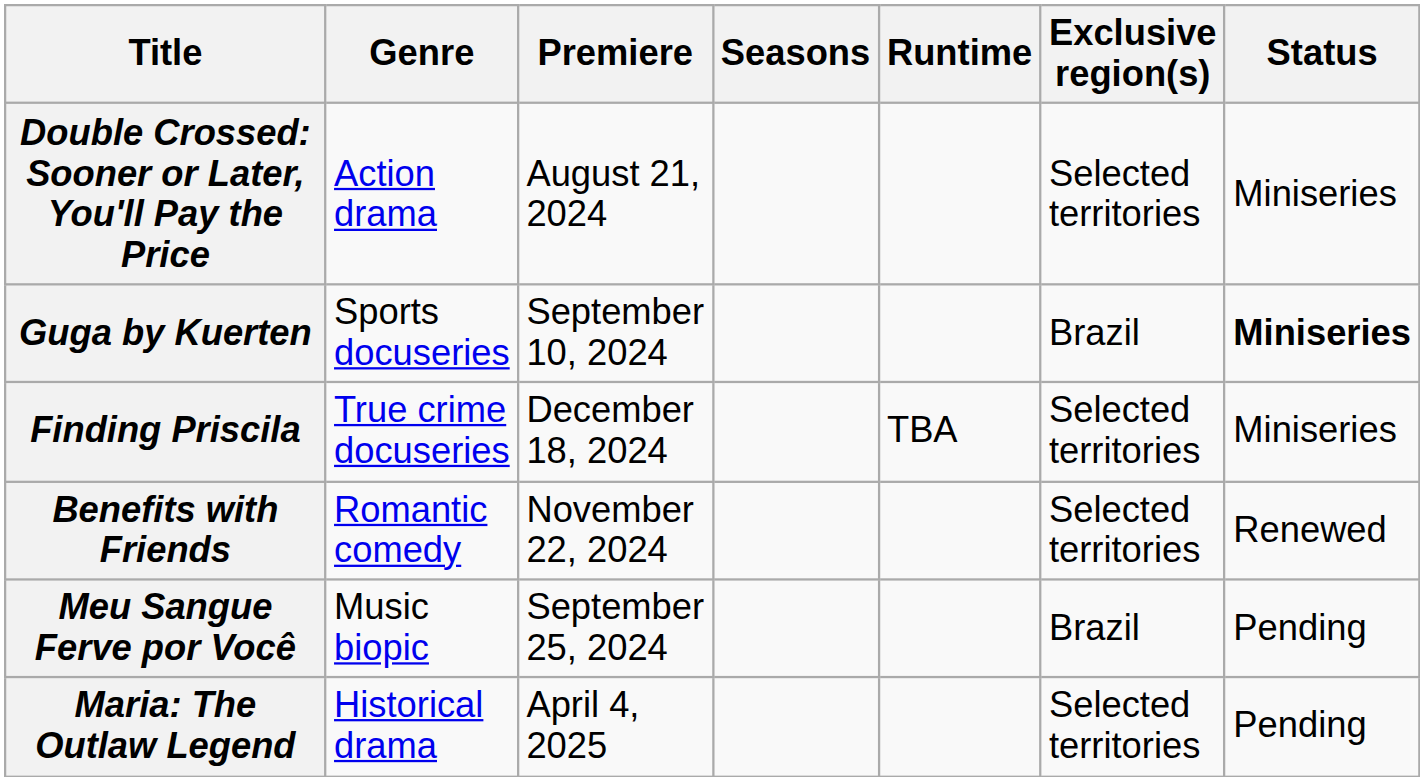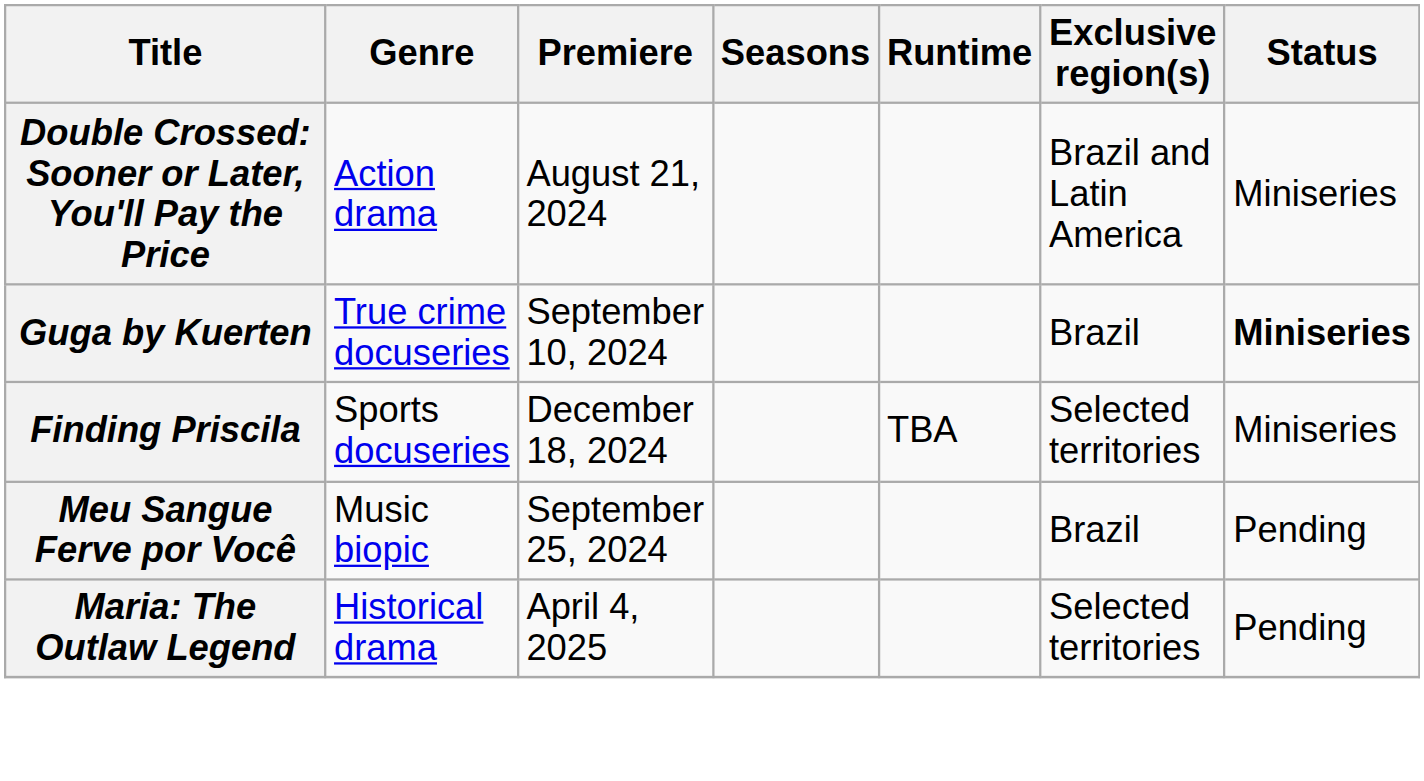(1125, 193) Selected territories -> (1130, 193) Brazil and Latin America
(422, 332) Sports docuseries -> (422, 332) True crime docuseries
(422, 430) True crime docuseries -> (422, 430) Sports docuseries
- row: (165, 529)
